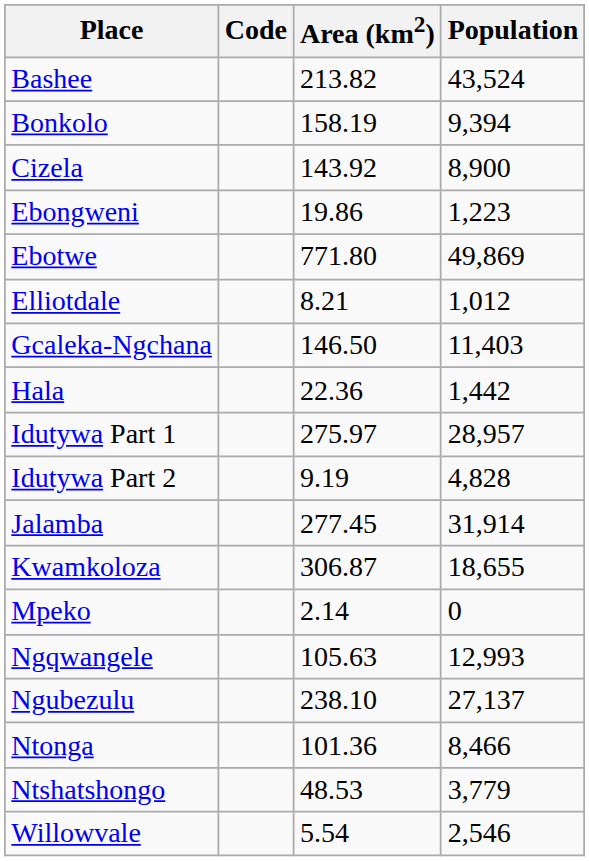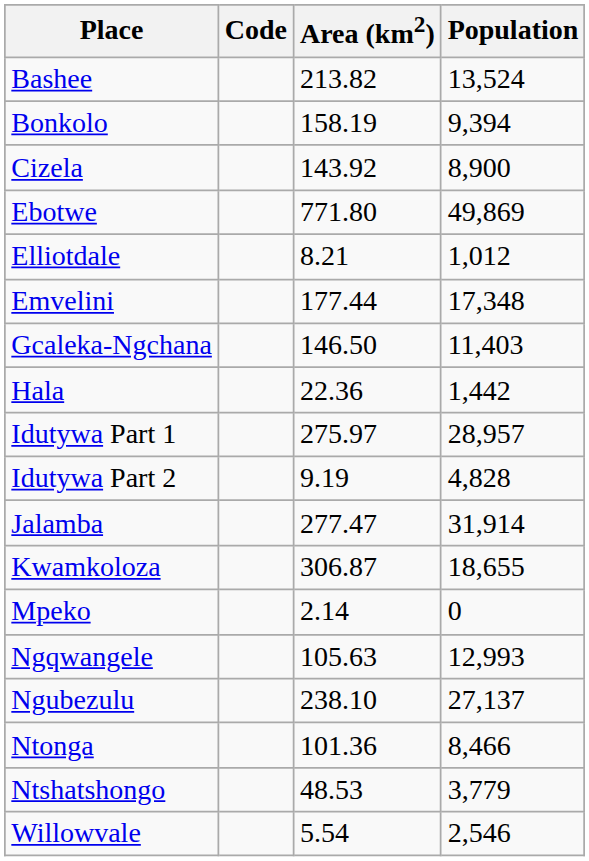(486, 78) 43,524 -> (486, 78) 13,524
- row: (75, 211)
+ row: (63, 300)
(338, 522) 277.45 -> (338, 522) 277.47
